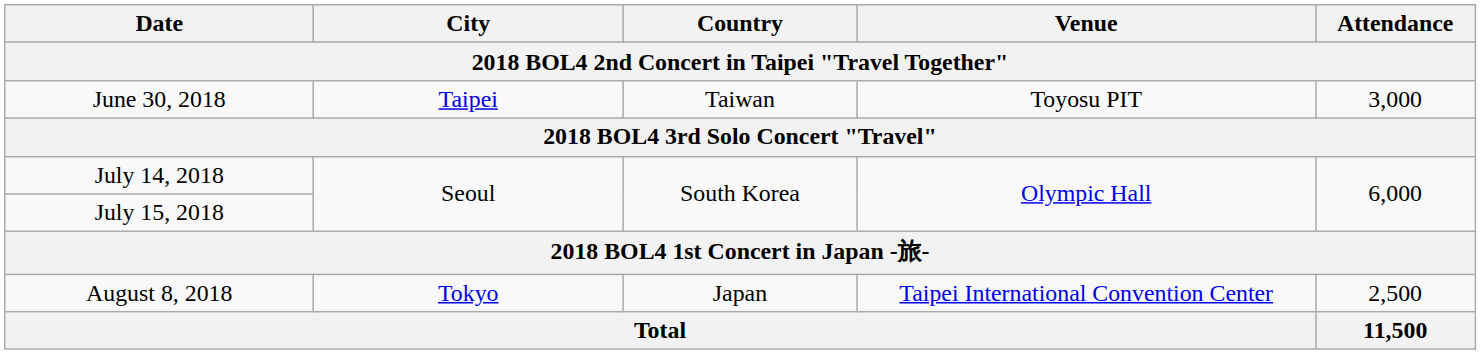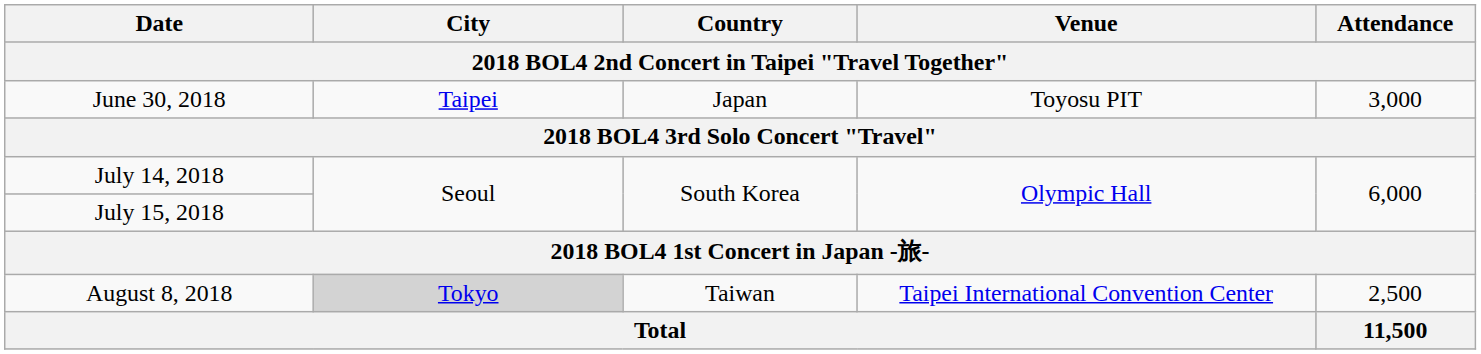(740, 99) Taiwan -> (740, 99) Japan
(468, 292) no background -> (468, 292) lightgrey background
(740, 292) Japan -> (740, 292) Taiwan
